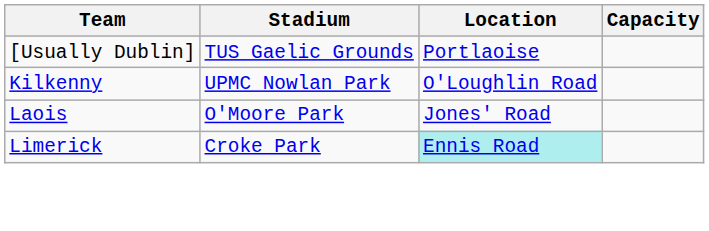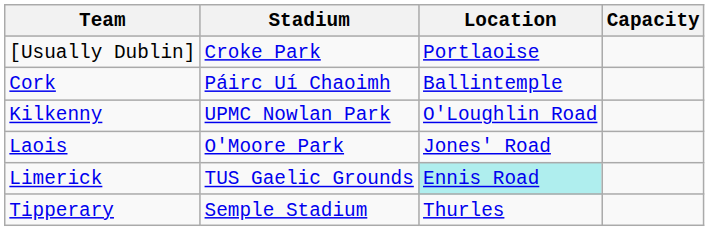(309, 52) TUS Gaelic Grounds -> (263, 52) Croke Park
+ row: (33, 84)
(263, 147) Croke Park -> (309, 178) TUS Gaelic Grounds
+ row: (62, 210)
